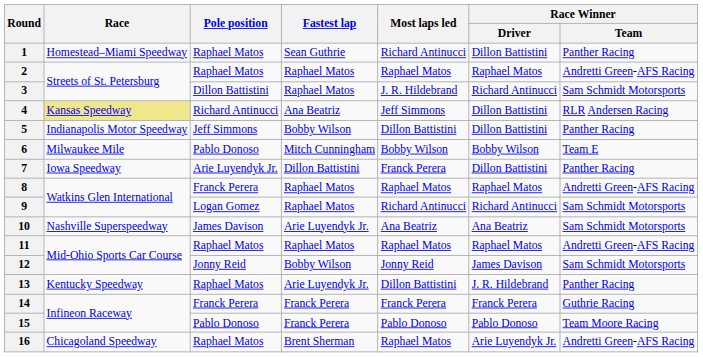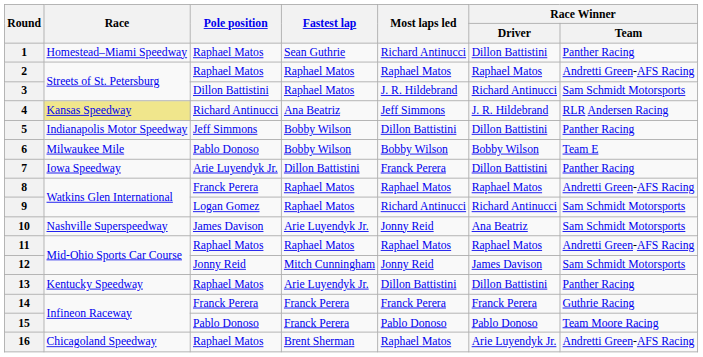(509, 110) Dillon Battistini -> (510, 110) J. R. Hildebrand
(330, 148) Mitch Cunningham -> (318, 148) Bobby Wilson
(409, 226) Ana Beatriz -> (407, 226) Jonny Reid
(318, 264) Bobby Wilson -> (330, 264) Mitch Cunningham
(510, 283) J. R. Hildebrand -> (509, 283) Dillon Battistini
